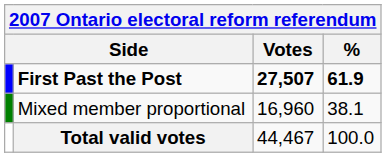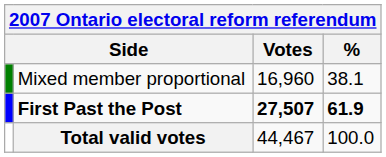rows swapped: (100, 79) <-> (131, 108)
